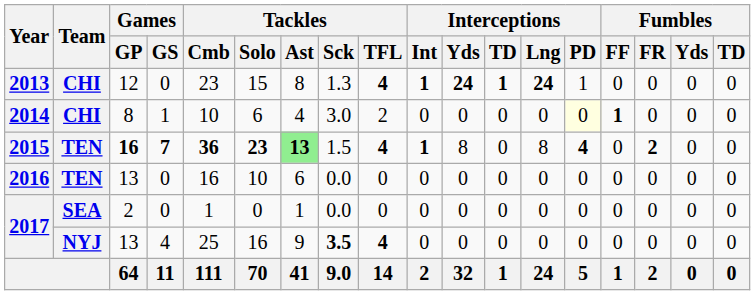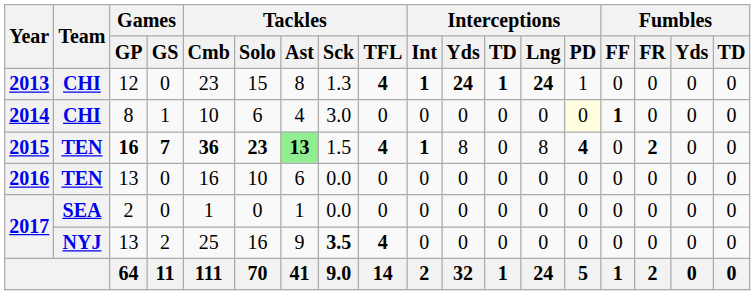(383, 115) 2 -> (383, 115) 0
(165, 242) 4 -> (165, 242) 2
